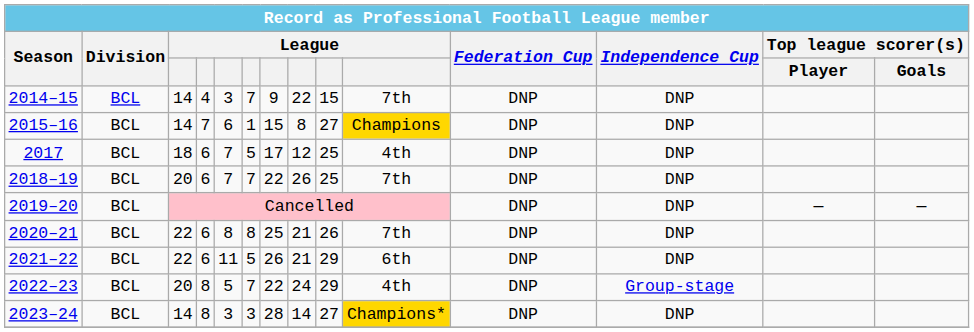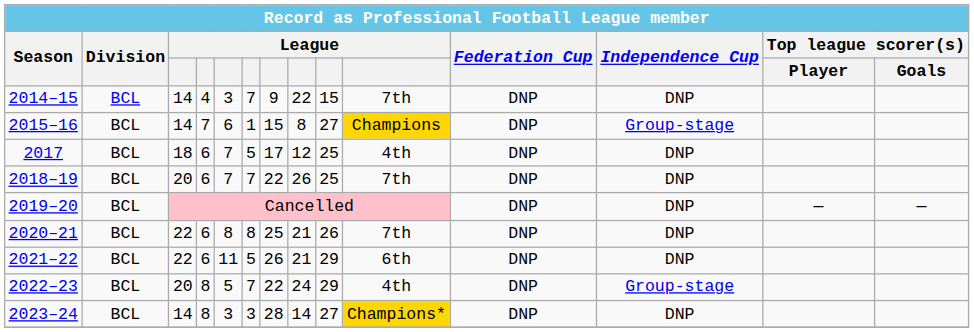(680, 126) DNP -> (680, 126) Group-stage
